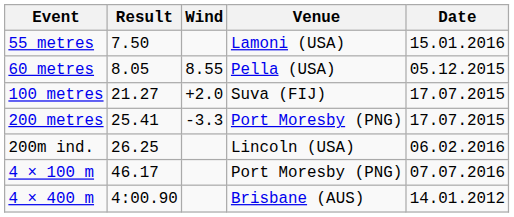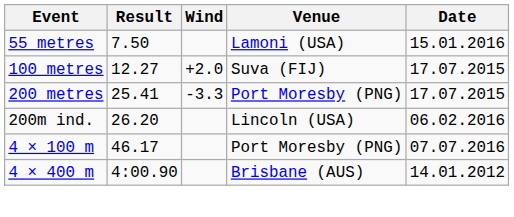- row: (51, 69)
(135, 95) 21.27 -> (135, 69) 12.27
(135, 147) 26.25 -> (135, 121) 26.20
